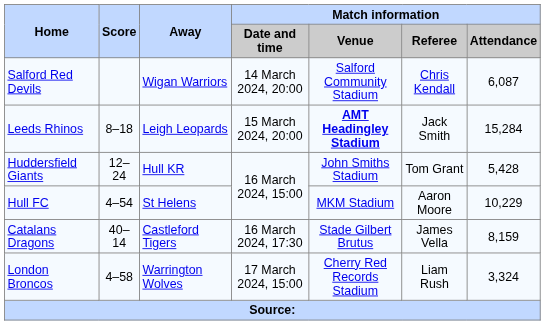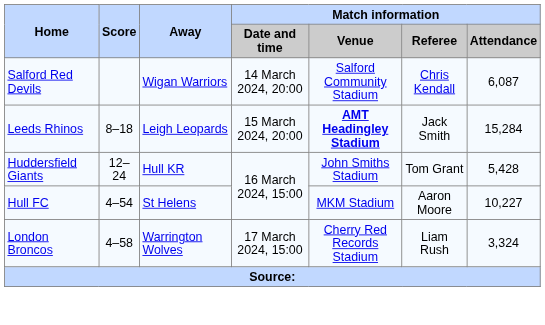(503, 203) 10,229 -> (503, 203) 10,227
- row: (32, 236)
